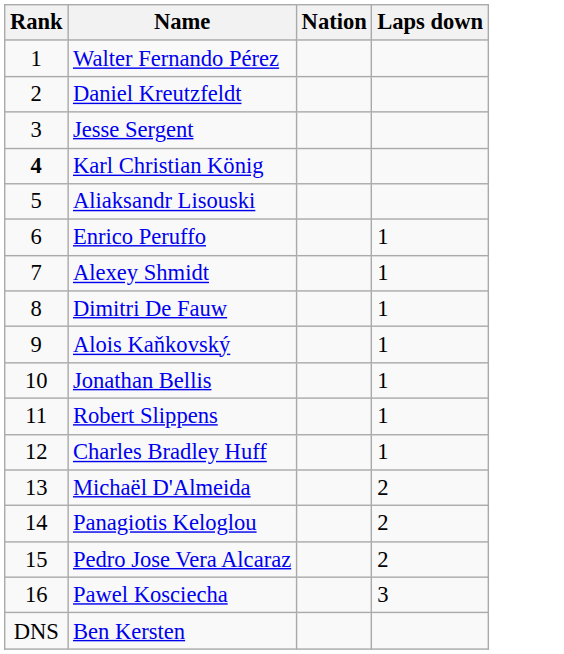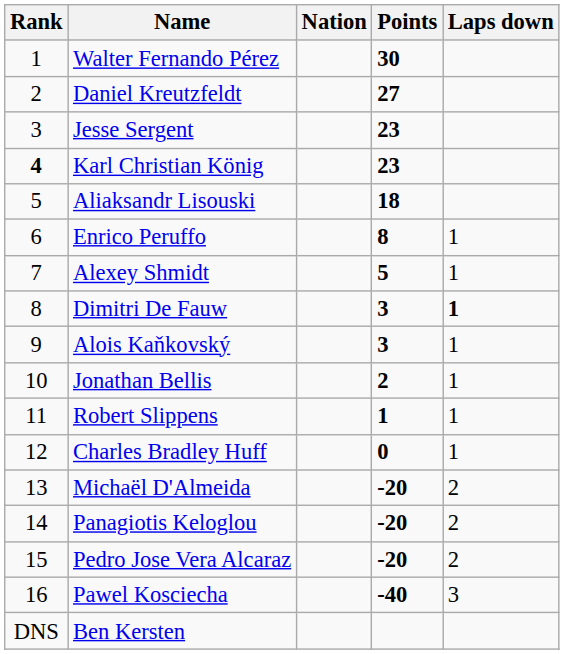+ column: (407, 22)
(383, 308) normal -> (453, 308) bold
